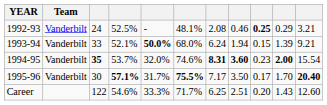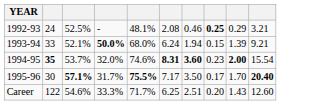- column: (66, 12)
